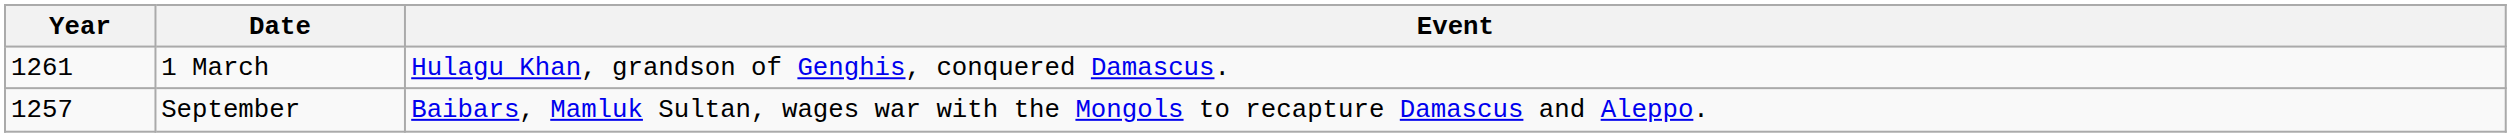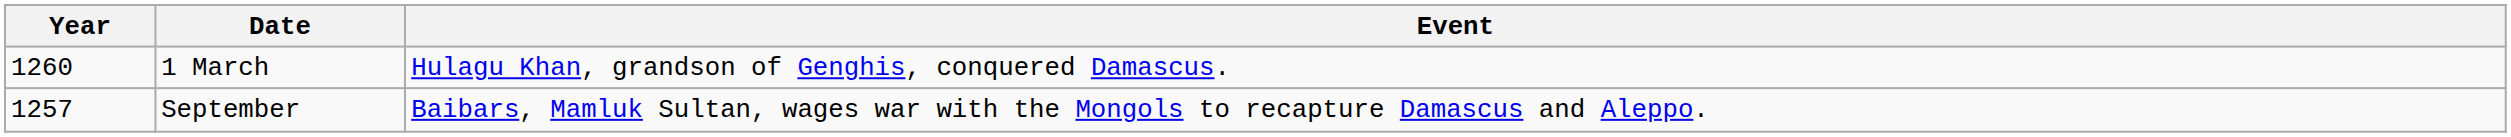(42, 68) 1261 -> (42, 68) 1260
